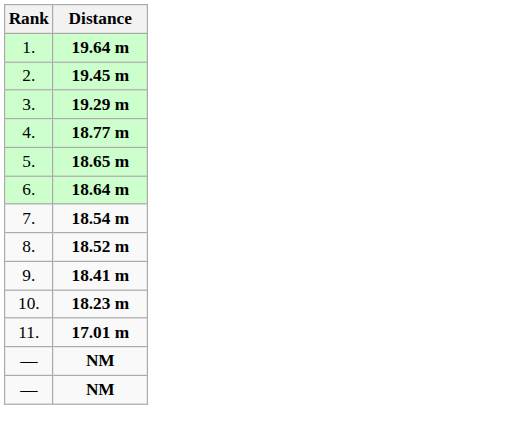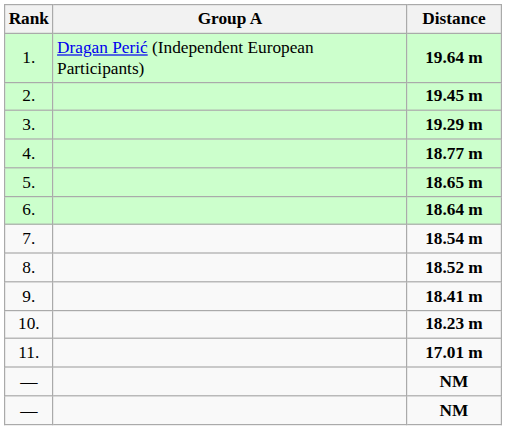+ column: (230, 19)
